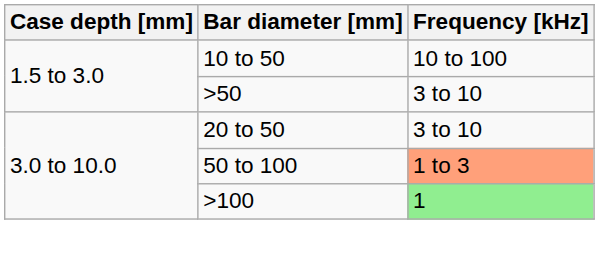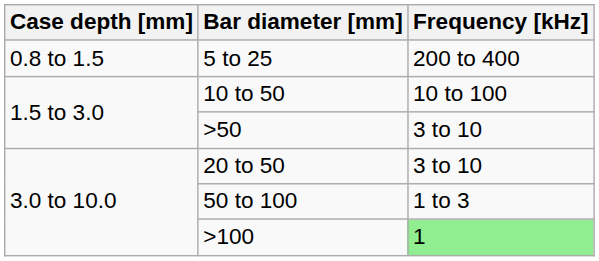+ row: (238, 58)
(441, 165) lightsalmon background -> (441, 201) no background
